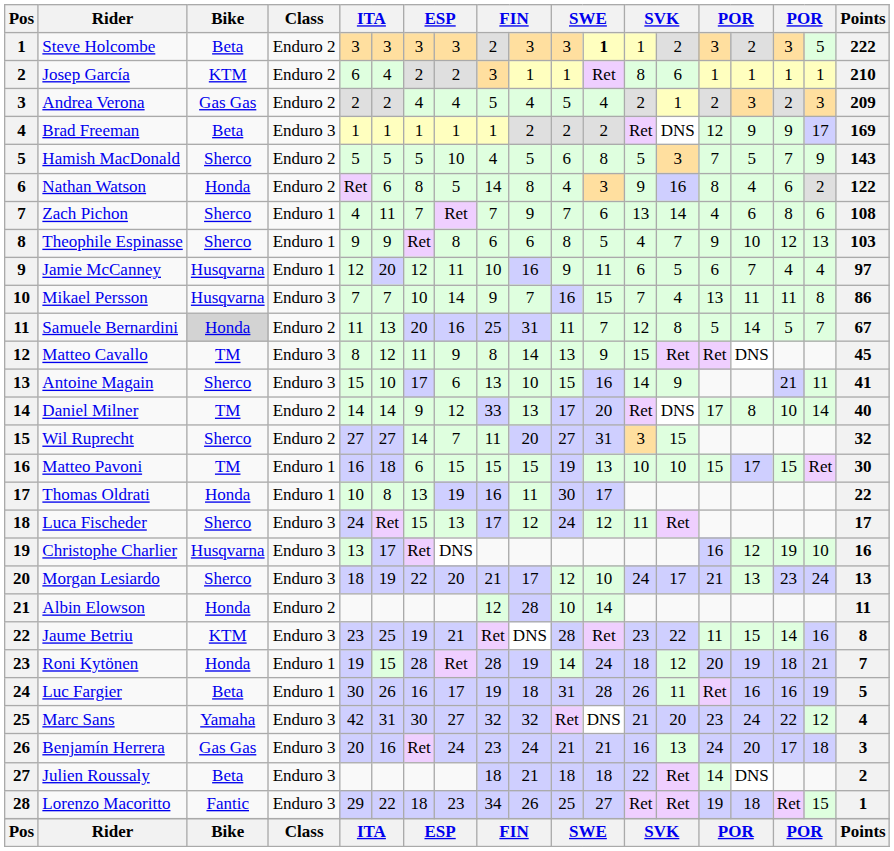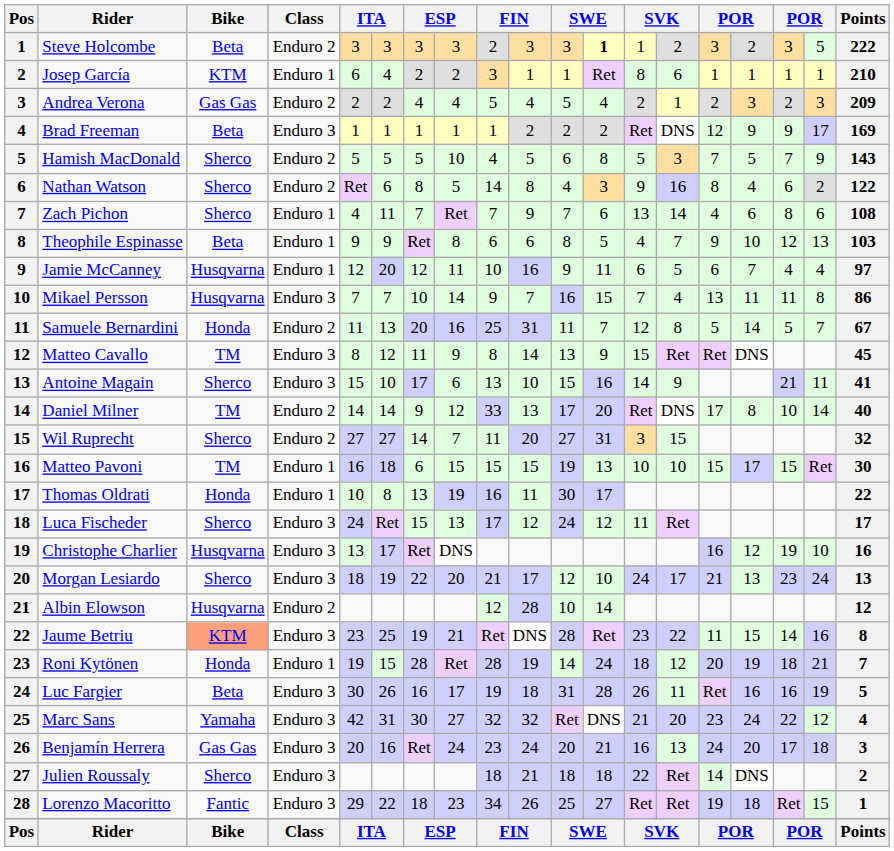(304, 74) Enduro 2 -> (304, 74) Enduro 1
(228, 186) Honda -> (228, 186) Sherco
(228, 242) Sherco -> (228, 242) Beta
(228, 326) lightgrey background -> (228, 326) no background
(228, 607) Honda -> (228, 607) Husqvarna
(863, 607) 11 -> (863, 607) 12
(228, 635) no background -> (228, 635) lightsalmon background
(304, 691) Enduro 1 -> (304, 691) Enduro 3
(567, 747) 21 -> (567, 747) 20
(228, 775) Beta -> (228, 775) Sherco
